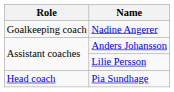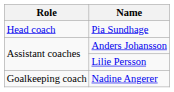rows swapped: (120, 78) <-> (125, 29)
